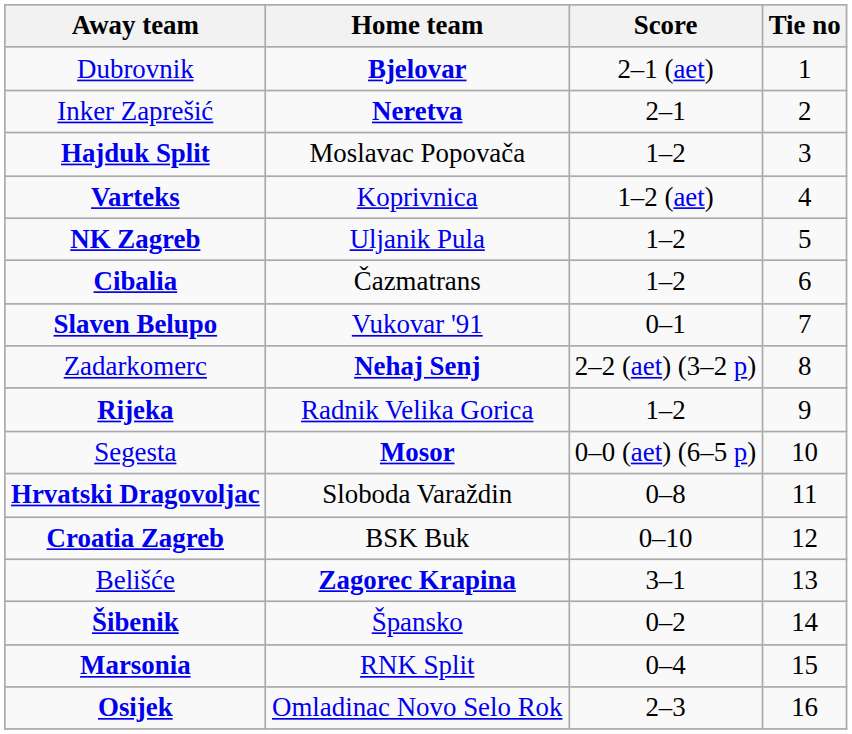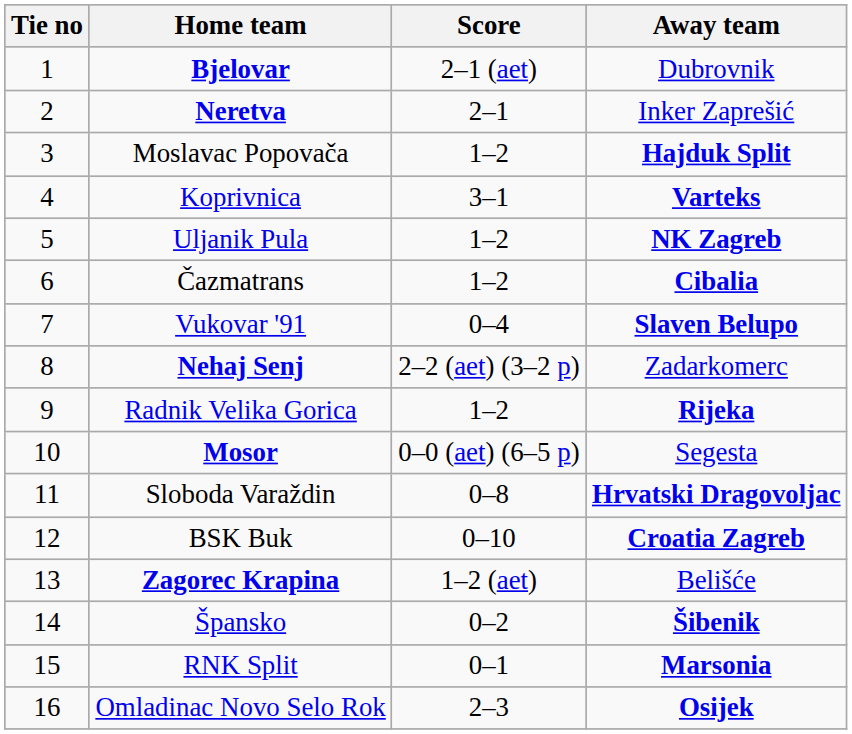columns swapped: (805, 25) <-> (135, 25)
(666, 196) 1–2 (aet) -> (489, 196) 3–1
(666, 324) 0–1 -> (489, 324) 0–4
(666, 580) 3–1 -> (489, 580) 1–2 (aet)
(666, 665) 0–4 -> (489, 665) 0–1
